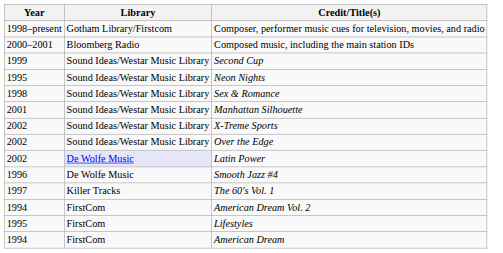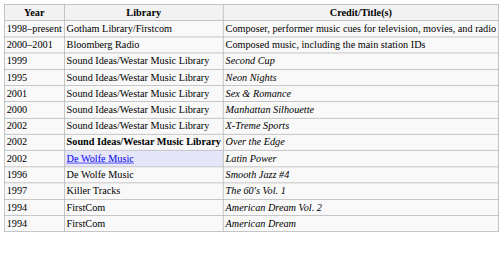(17, 93) 1998 -> (17, 93) 2001
(17, 110) 2001 -> (17, 110) 2000
(138, 142) normal -> (144, 142) bold
- row: (233, 223)
